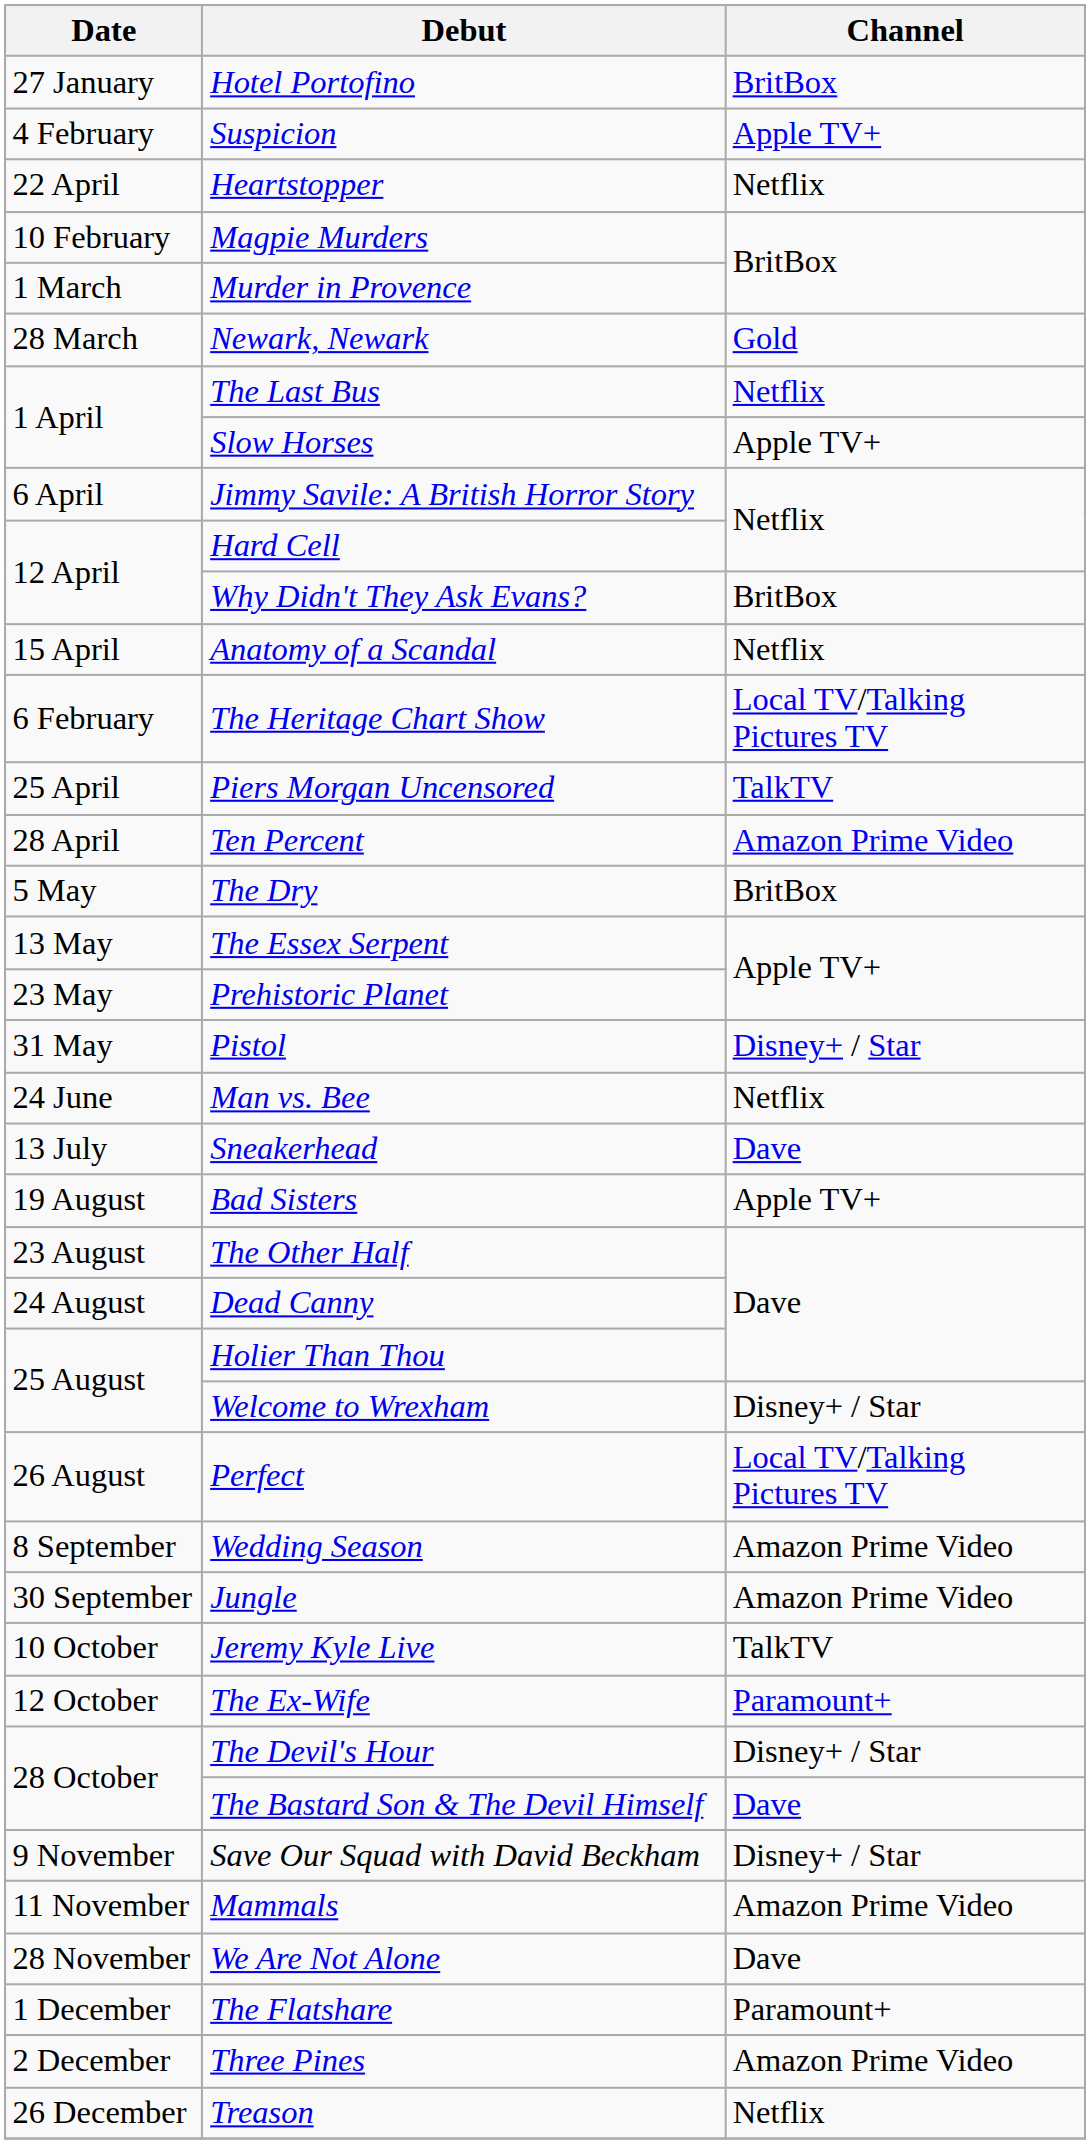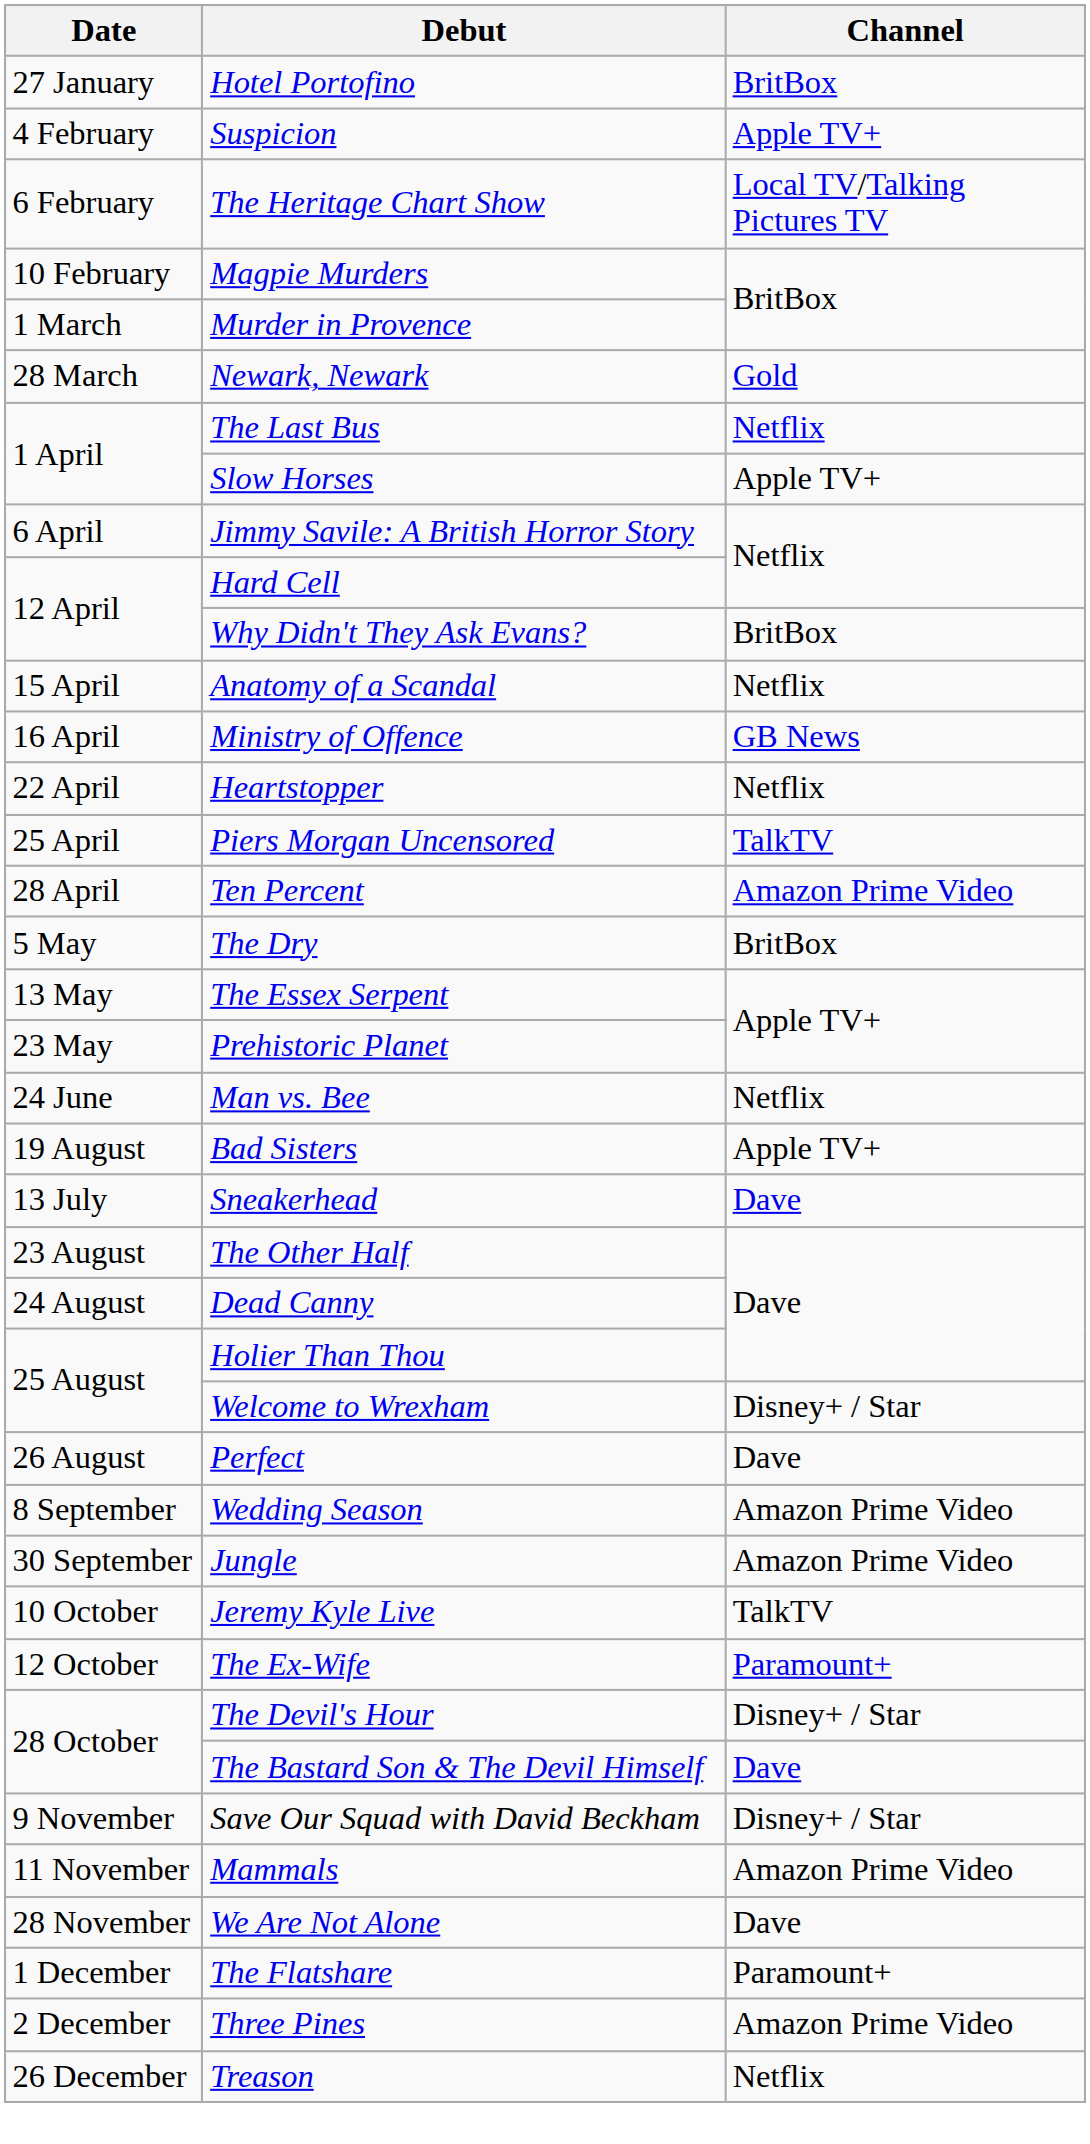rows swapped: (378, 718) <-> (297, 184)
+ row: (336, 736)
- row: (248, 1045)
rows swapped: (294, 1148) <-> (284, 1200)
(849, 1475) Local TV/Talking Pictures TV -> (767, 1457) Dave
